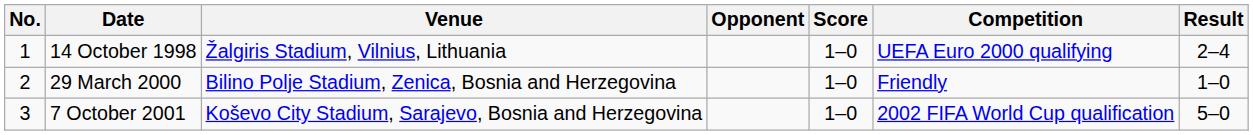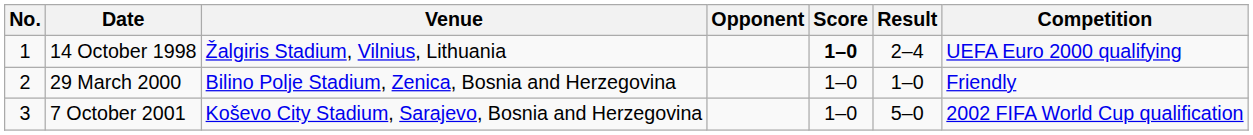columns swapped: (1213, 20) <-> (1026, 20)
(841, 51) normal -> (841, 51) bold
